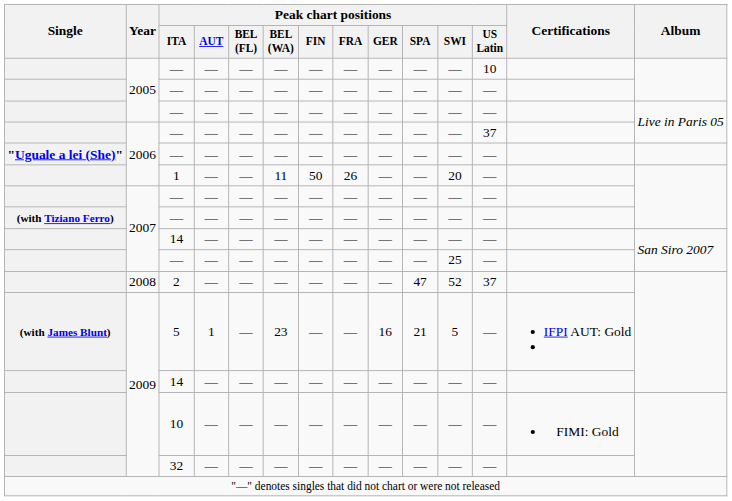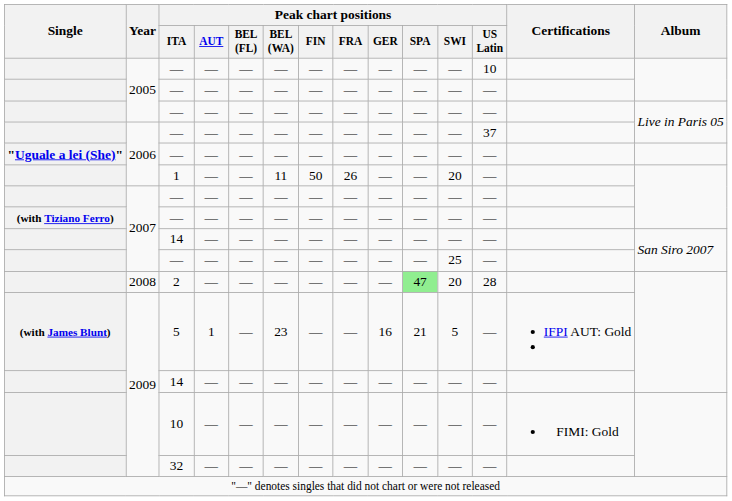(420, 281) no background -> (420, 281) lightgreen background
(455, 281) 52 -> (455, 281) 20
(490, 281) 37 -> (490, 281) 28
